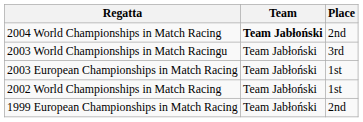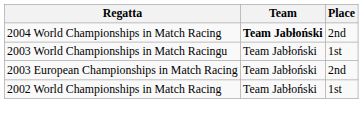(336, 51) 3rd -> (335, 51) 1st
(335, 70) 1st -> (337, 70) 2nd
- row: (122, 107)
